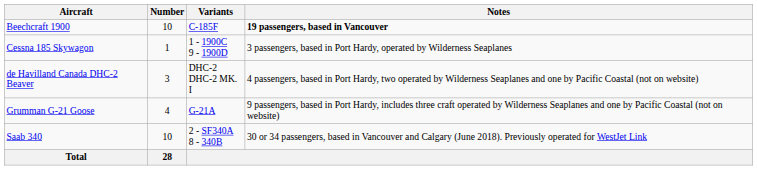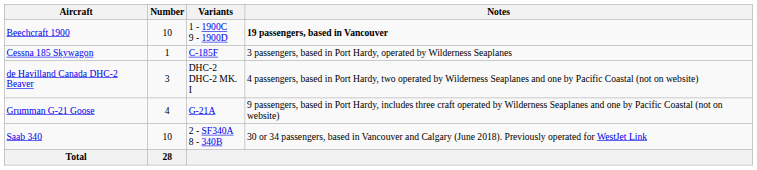(203, 27) C-185F -> (208, 32) 1 - 1900C 9 - 1900D
(208, 47) 1 - 1900C 9 - 1900D -> (203, 53) C-185F
